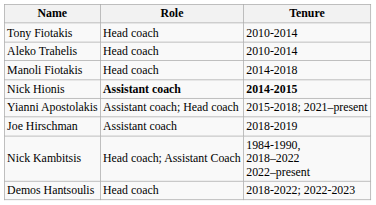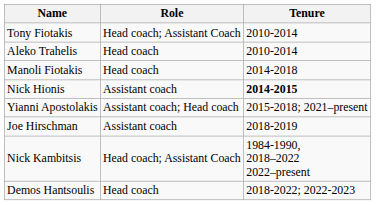(131, 32) Head coach -> (172, 32) Head coach; Assistant Coach
(142, 88) bold -> (140, 88) normal
